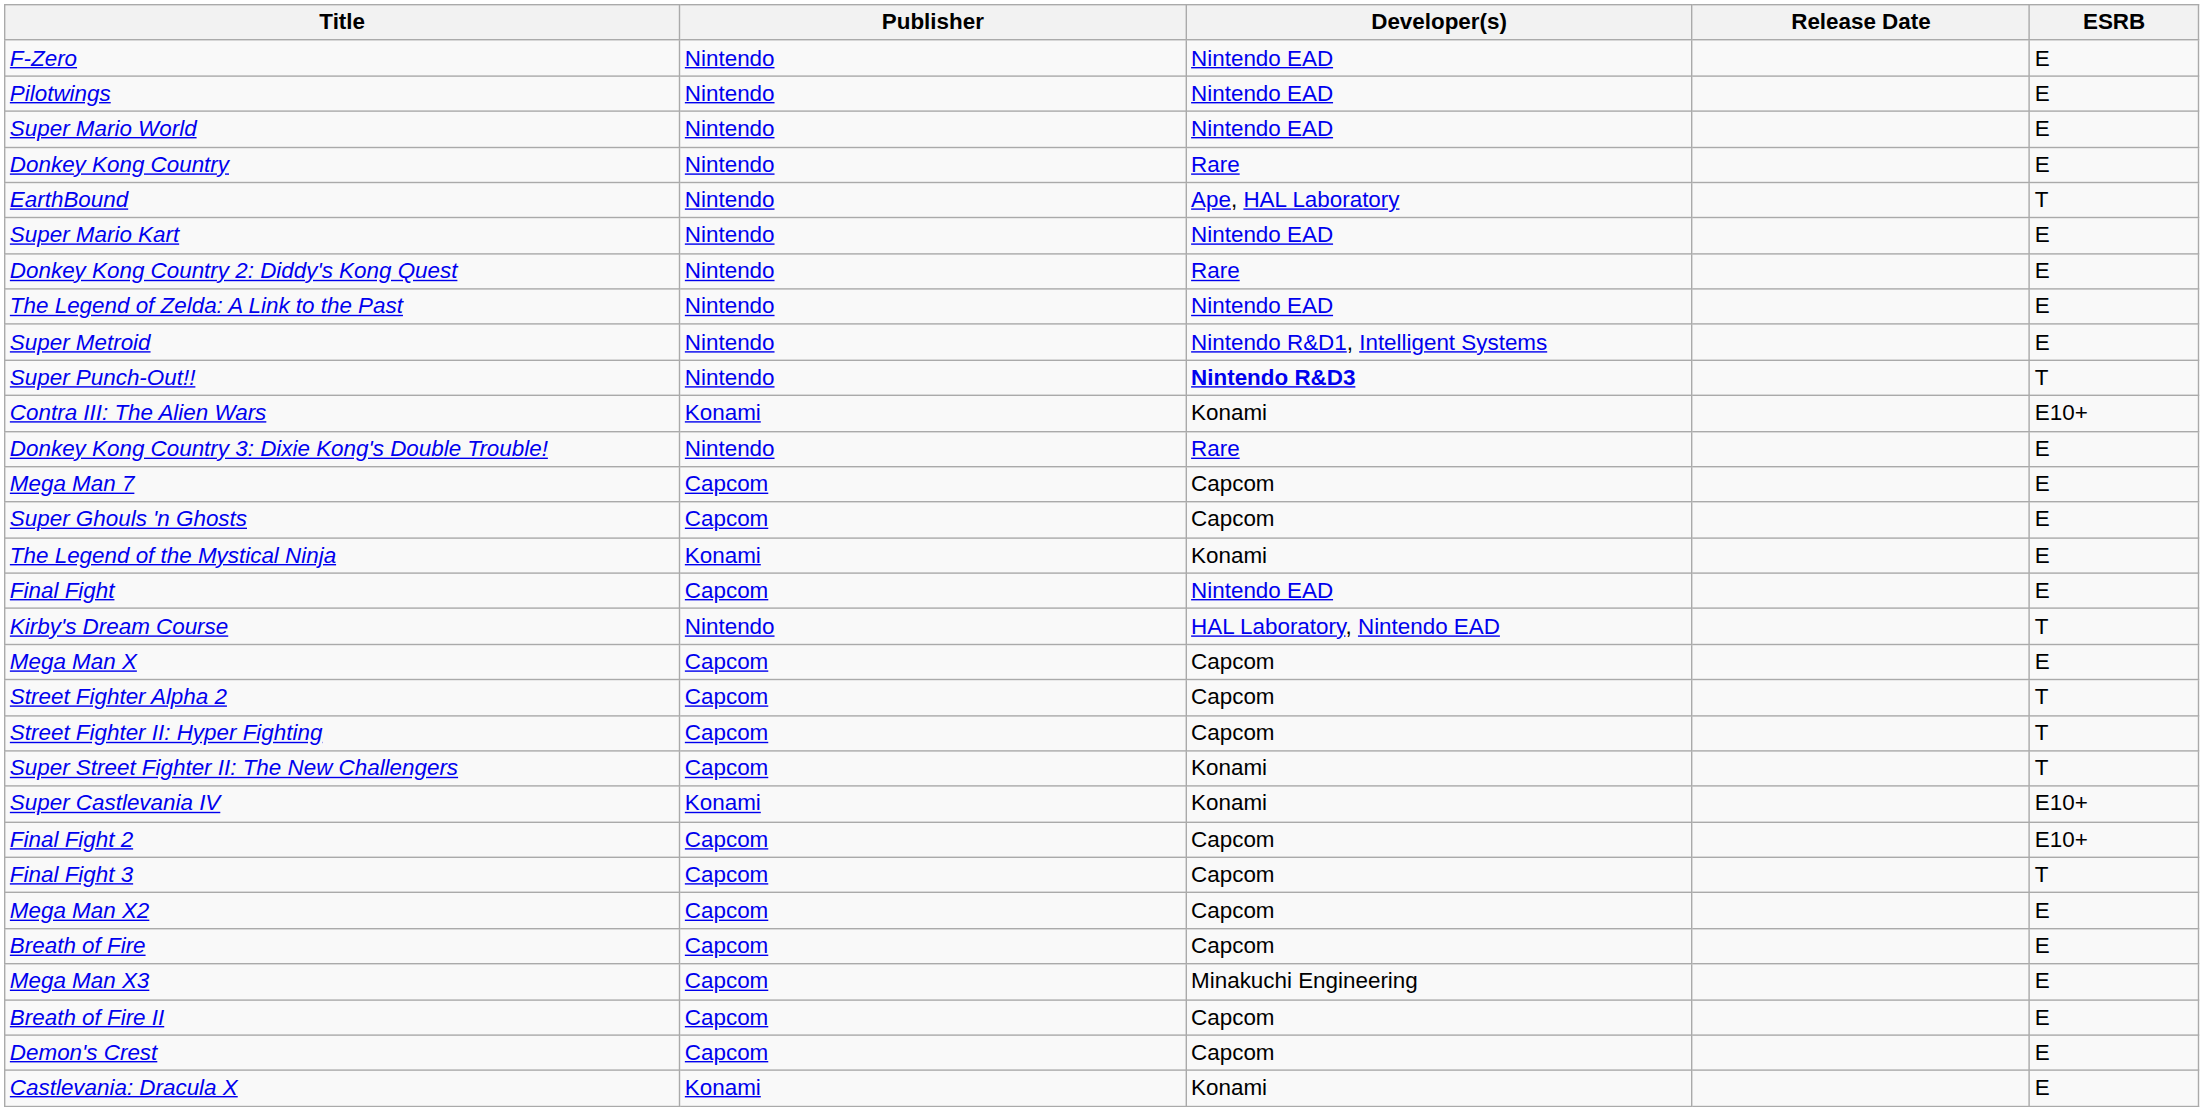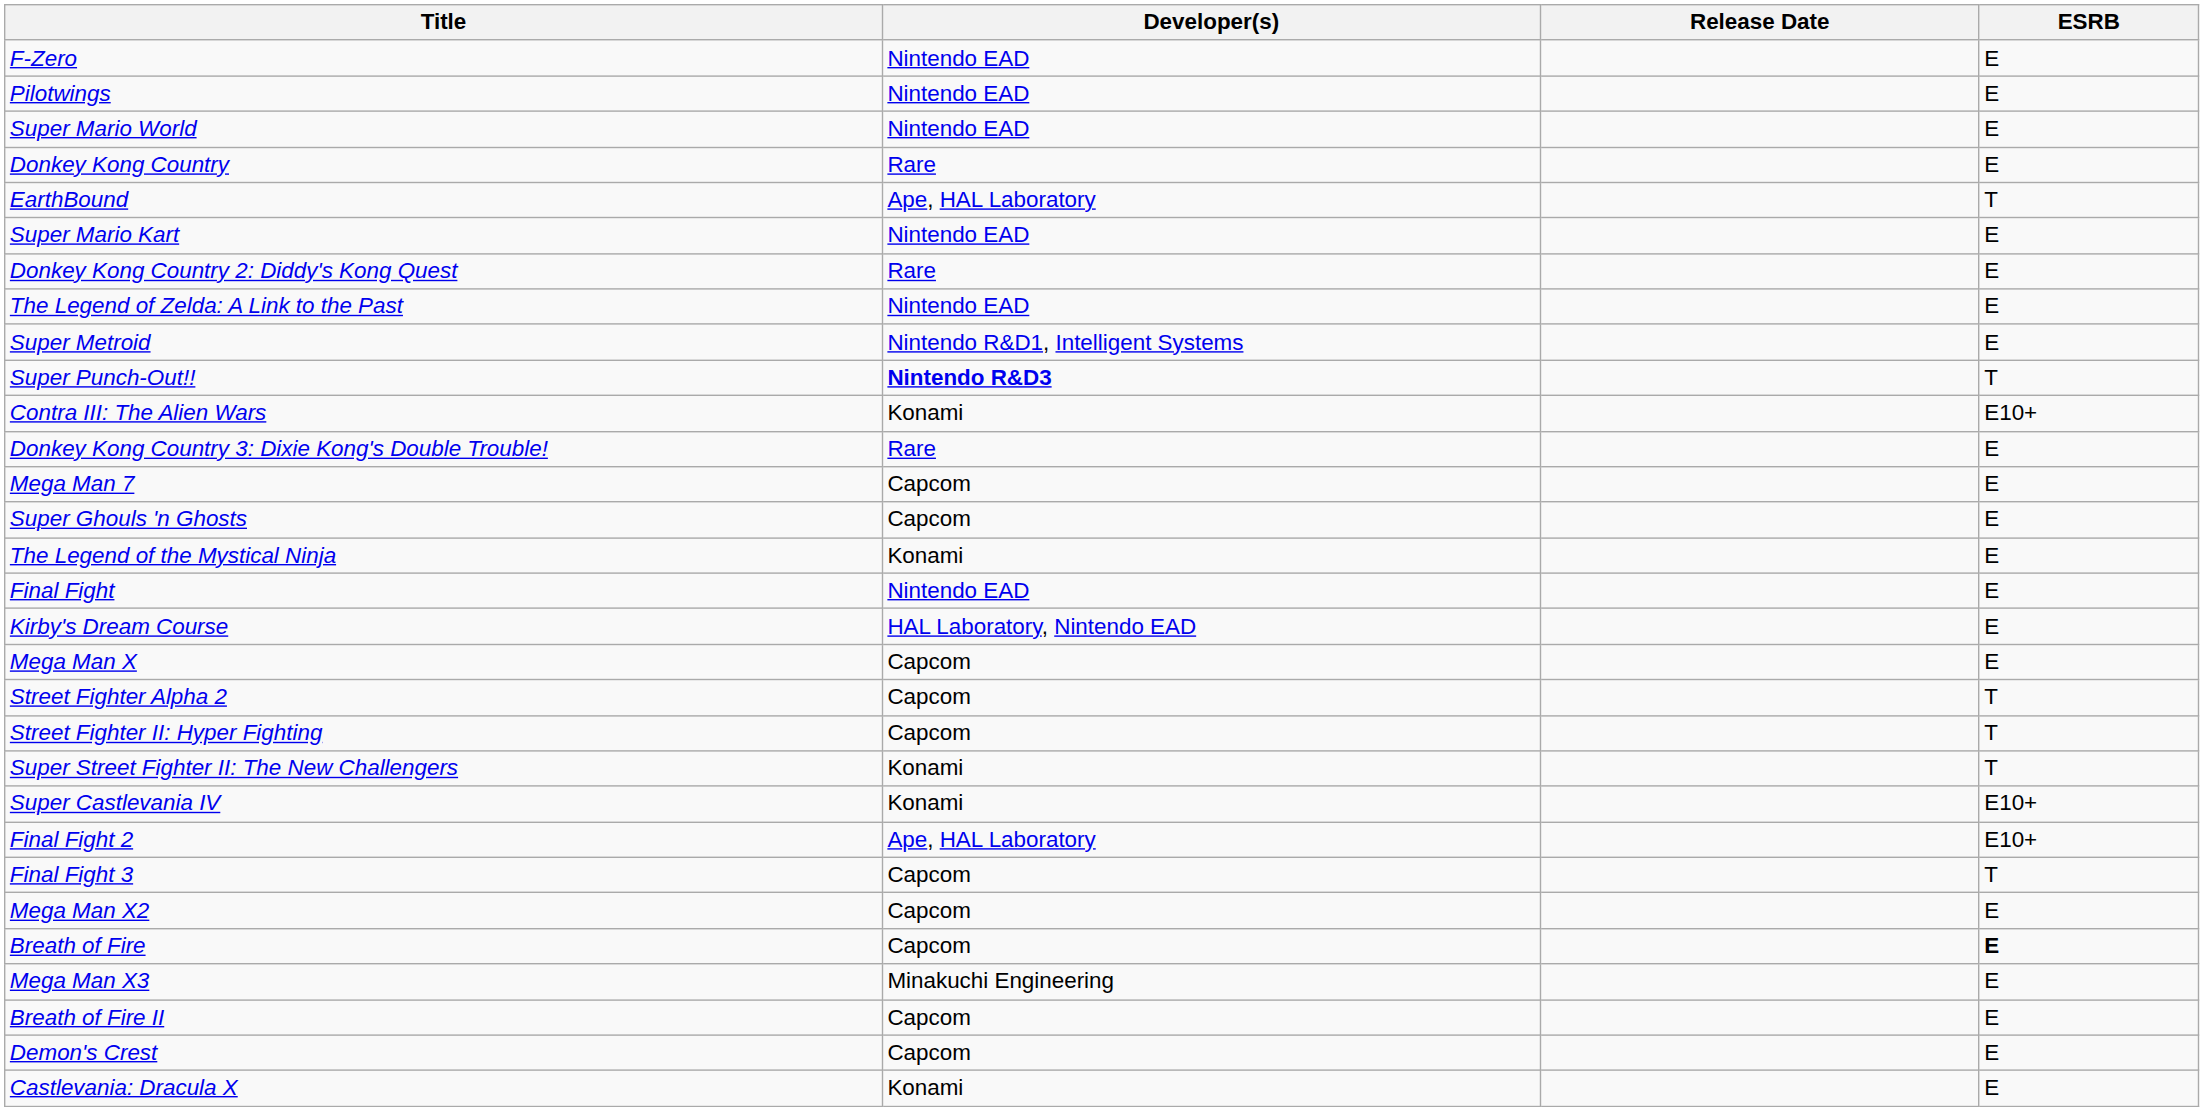- column: (933, 22)
(2042, 626) T -> (1992, 626) E
(1233, 839) Capcom -> (992, 839) Ape, HAL Laboratory
(2042, 945) normal -> (1992, 945) bold
